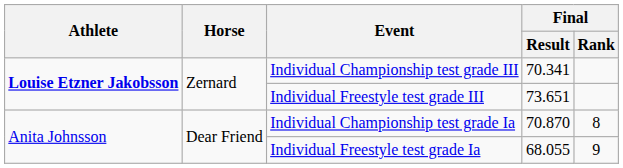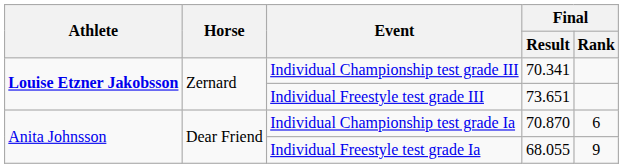(596, 123) 8 -> (596, 123) 6
